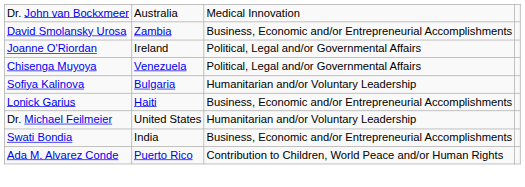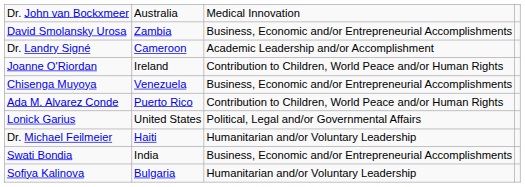+ row: (49, 48)
(314, 48) Political, Legal and/or Governmental Affairs -> (355, 66) Contribution to Children, World Peace and/or Human Rights
(314, 66) Political, Legal and/or Governmental Affairs -> (359, 84) Business, Economic and/or Entrepreneurial Accomplishments
rows swapped: (46, 84) <-> (63, 155)
(145, 102) Haiti -> (168, 119) United States
(359, 102) Business, Economic and/or Entrepreneurial Accomplishments -> (314, 119) Political, Legal and/or Governmental Affairs
(168, 119) United States -> (145, 137) Haiti
